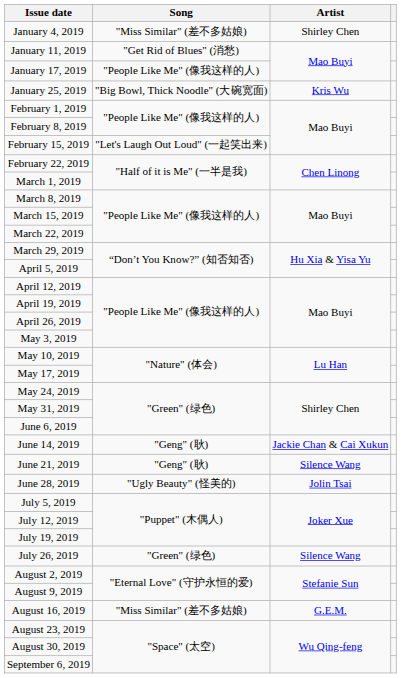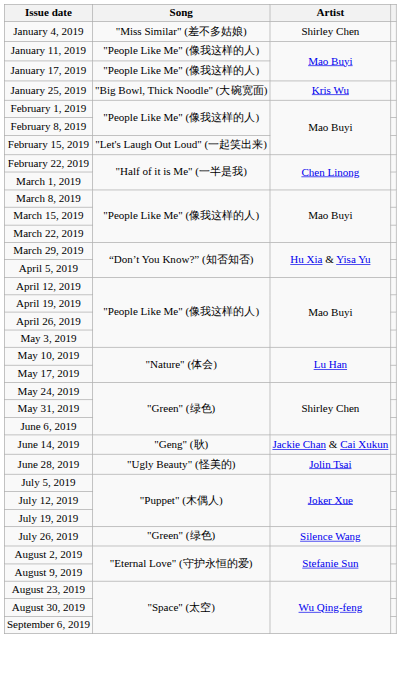(181, 51) "Get Rid of Blues" (消愁) -> (181, 51) "People Like Me" (像我这样的人)
- row: (48, 464)
- row: (48, 610)
